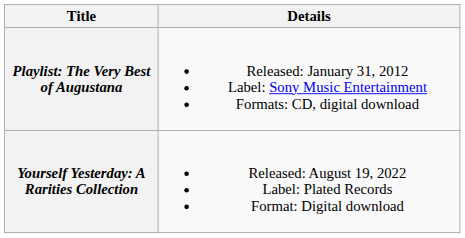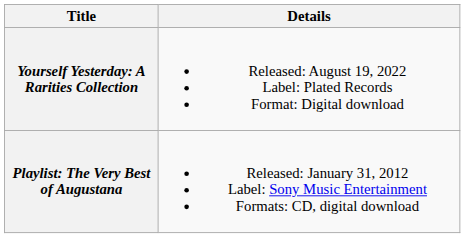rows swapped: (81, 79) <-> (81, 181)
